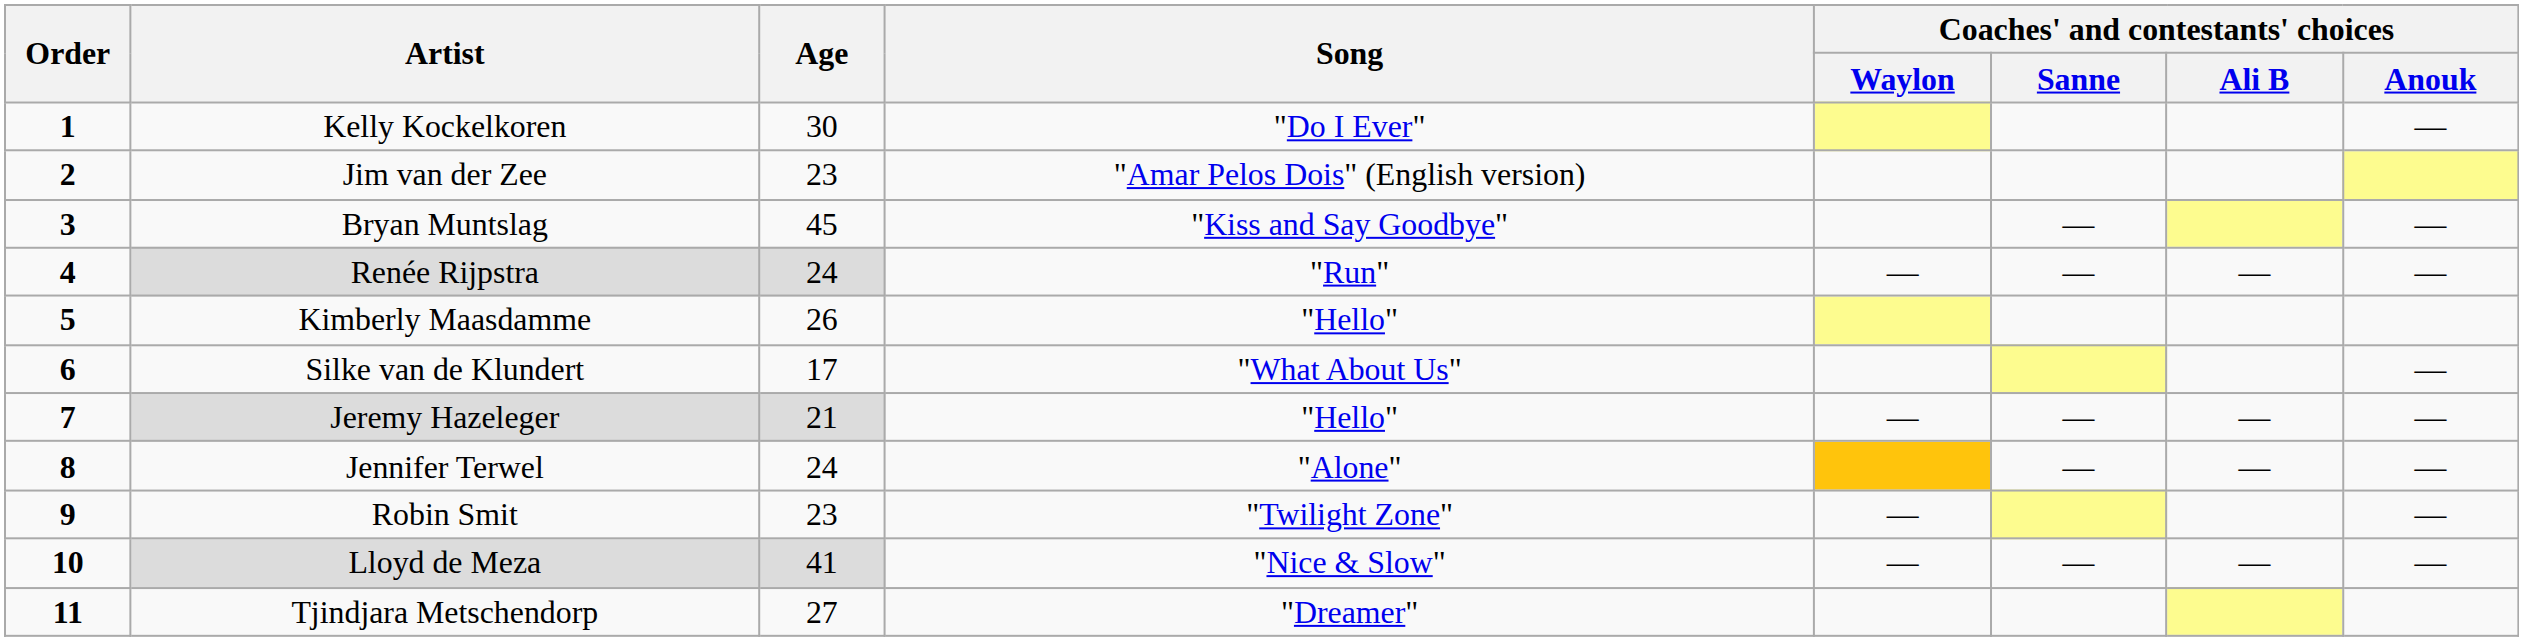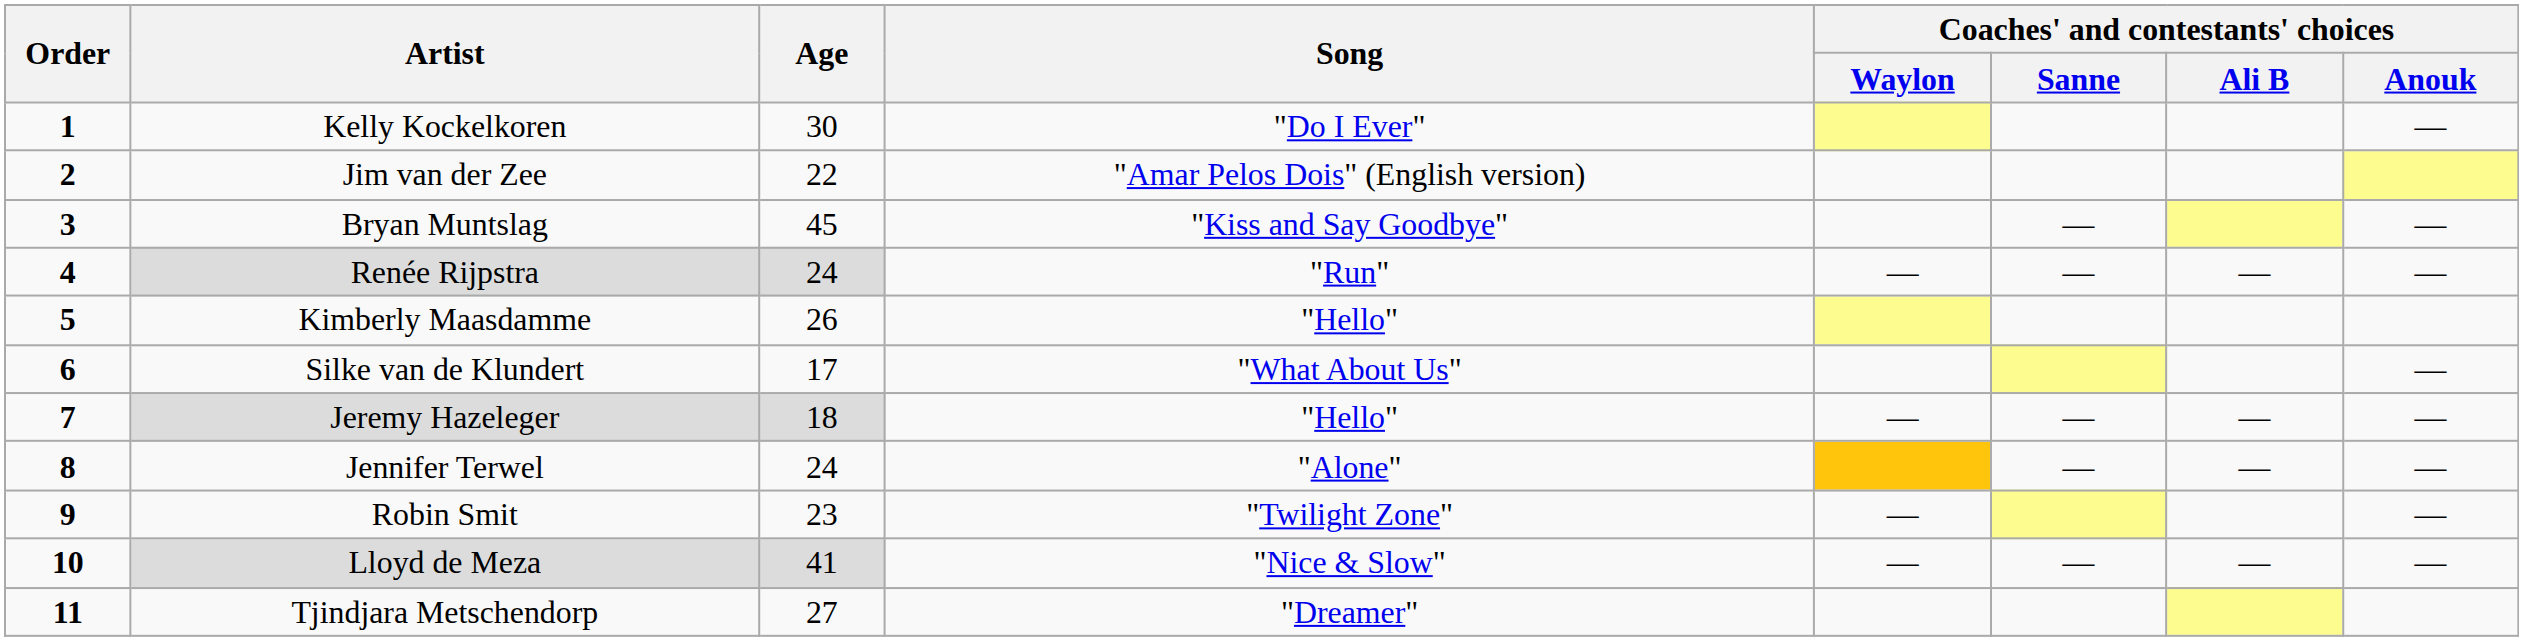(822, 175) 23 -> (822, 175) 22
(822, 417) 21 -> (822, 417) 18
